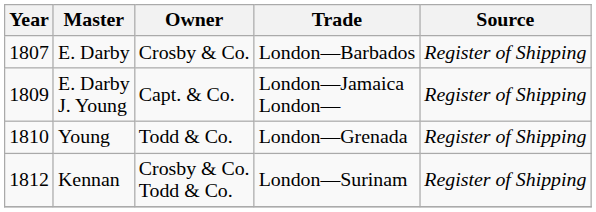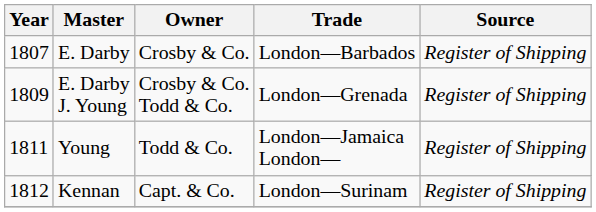(187, 94) Capt. & Co. -> (194, 94) Crosby & Co. Todd & Co.
(331, 94) London—Jamaica London— -> (333, 94) London—Grenada
(29, 136) 1810 -> (29, 148) 1811
(333, 136) London—Grenada -> (331, 148) London—Jamaica London—
(194, 179) Crosby & Co. Todd & Co. -> (187, 190) Capt. & Co.
